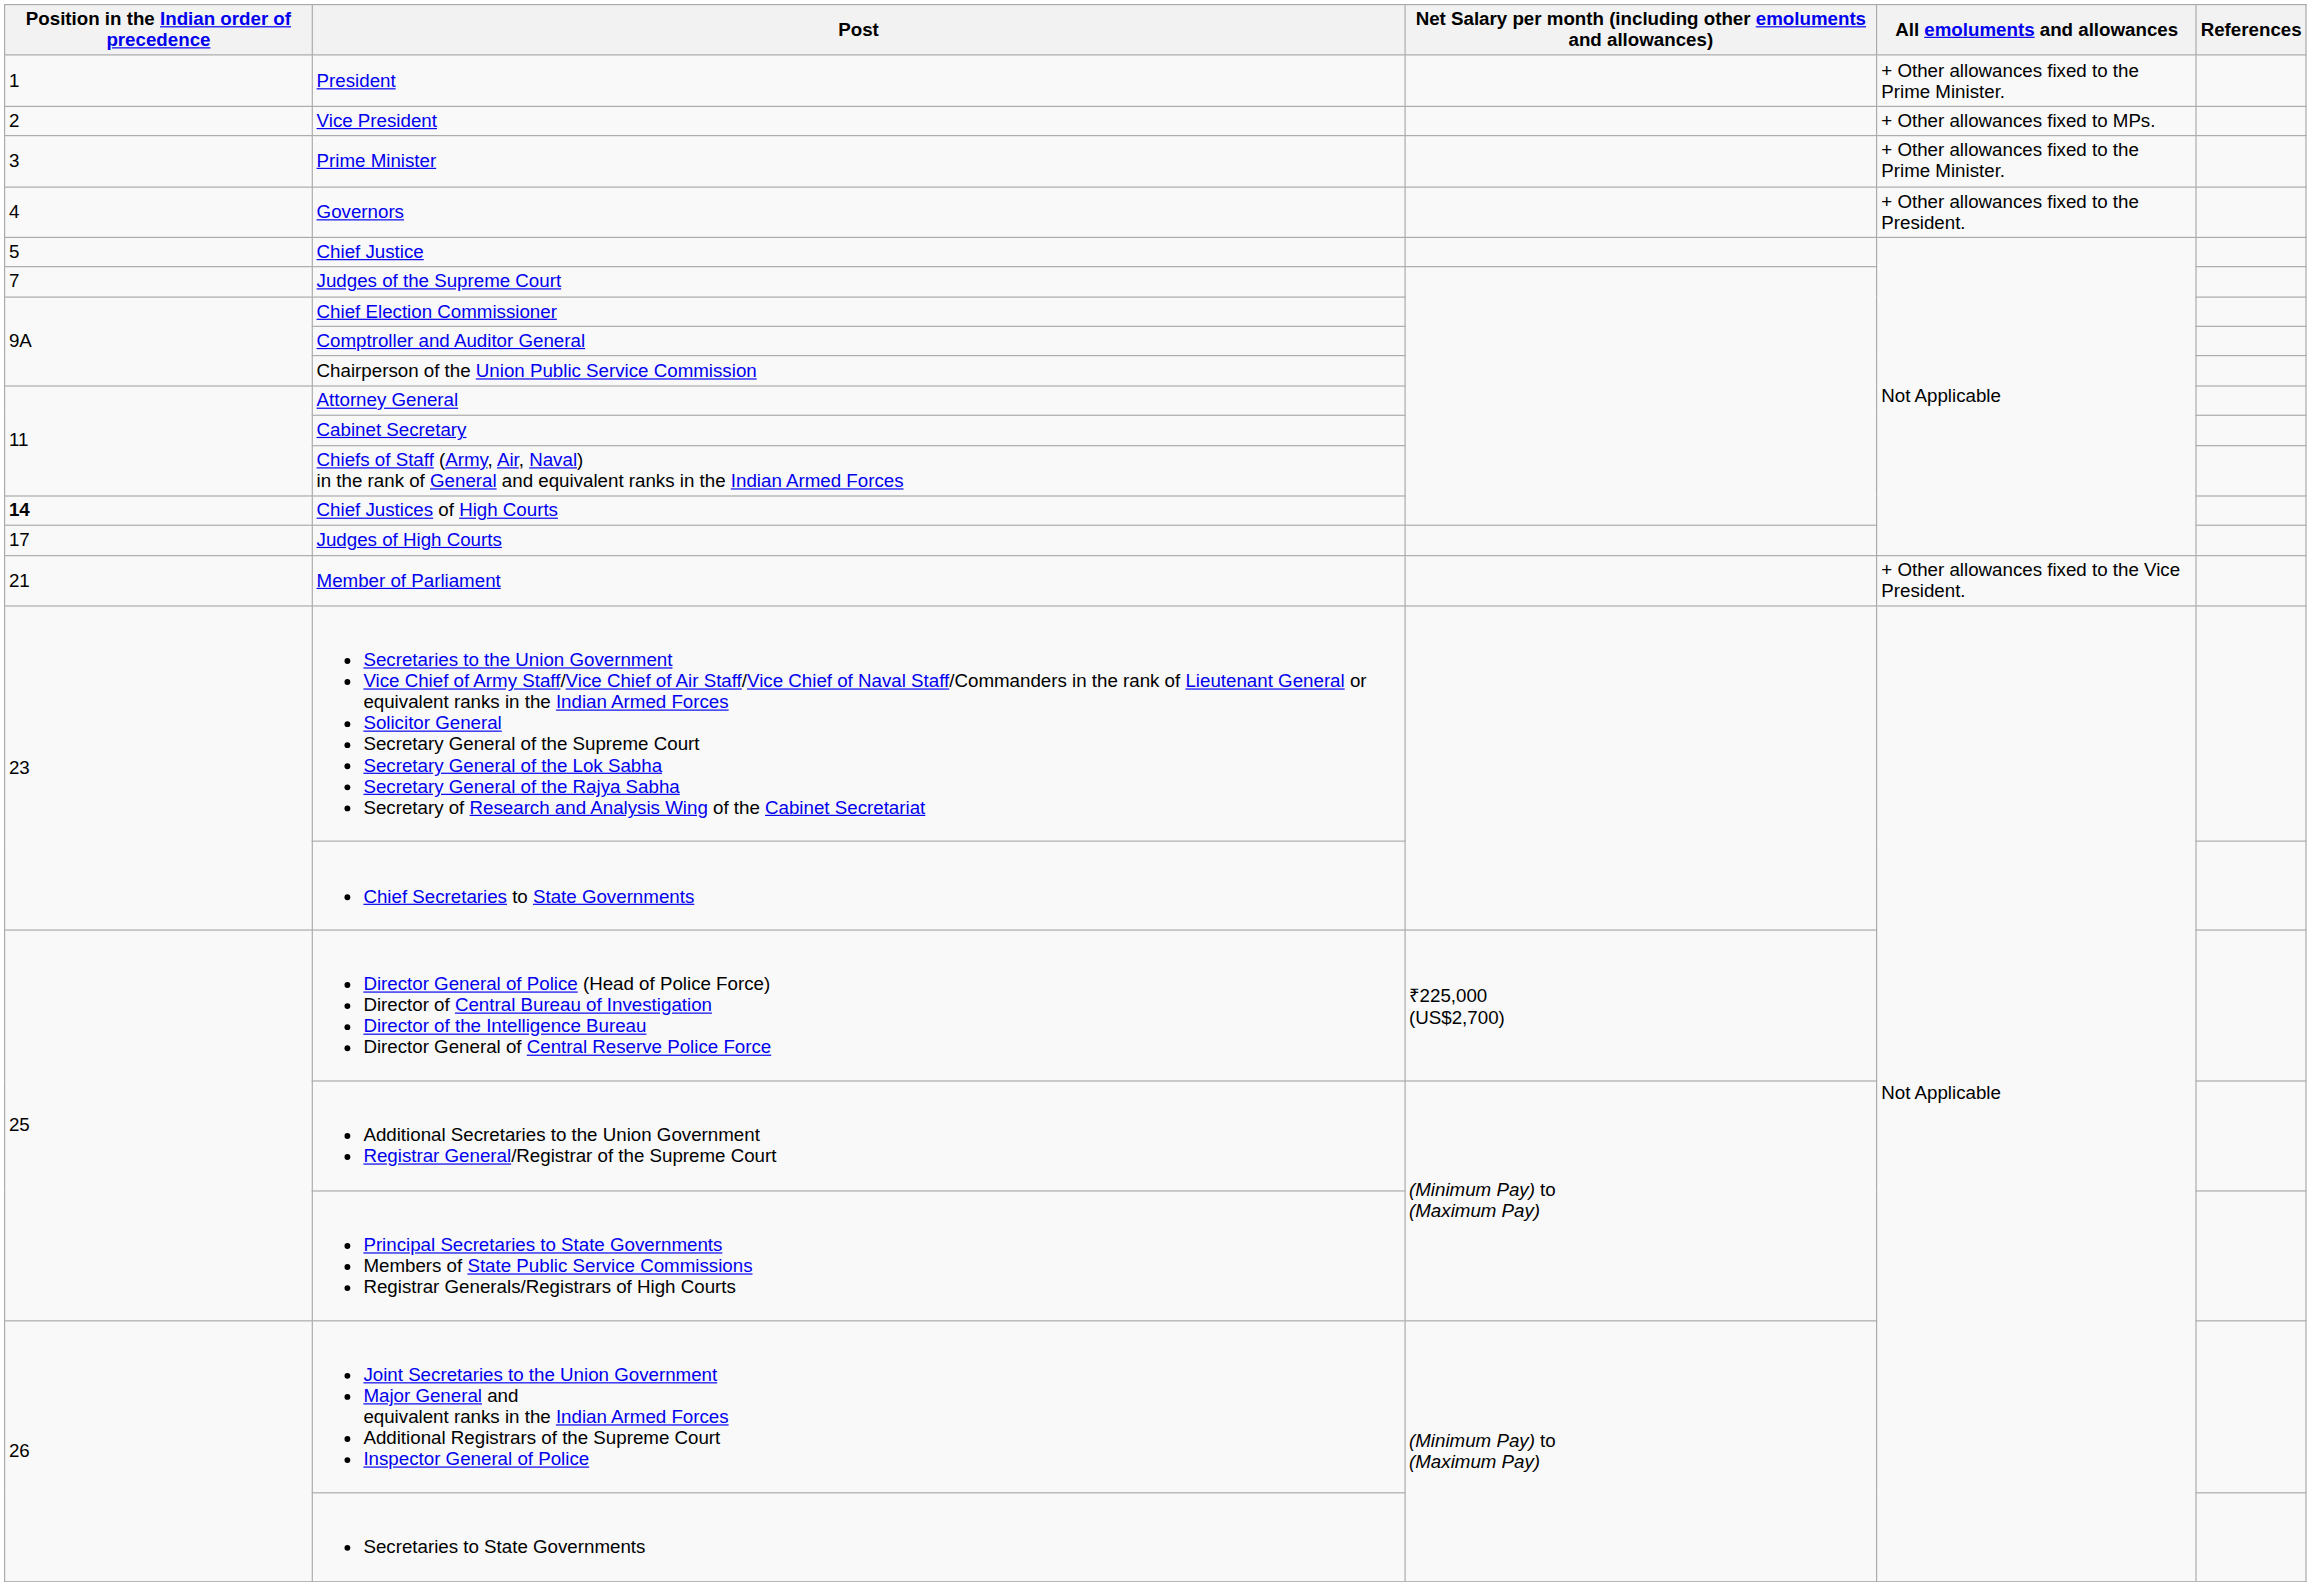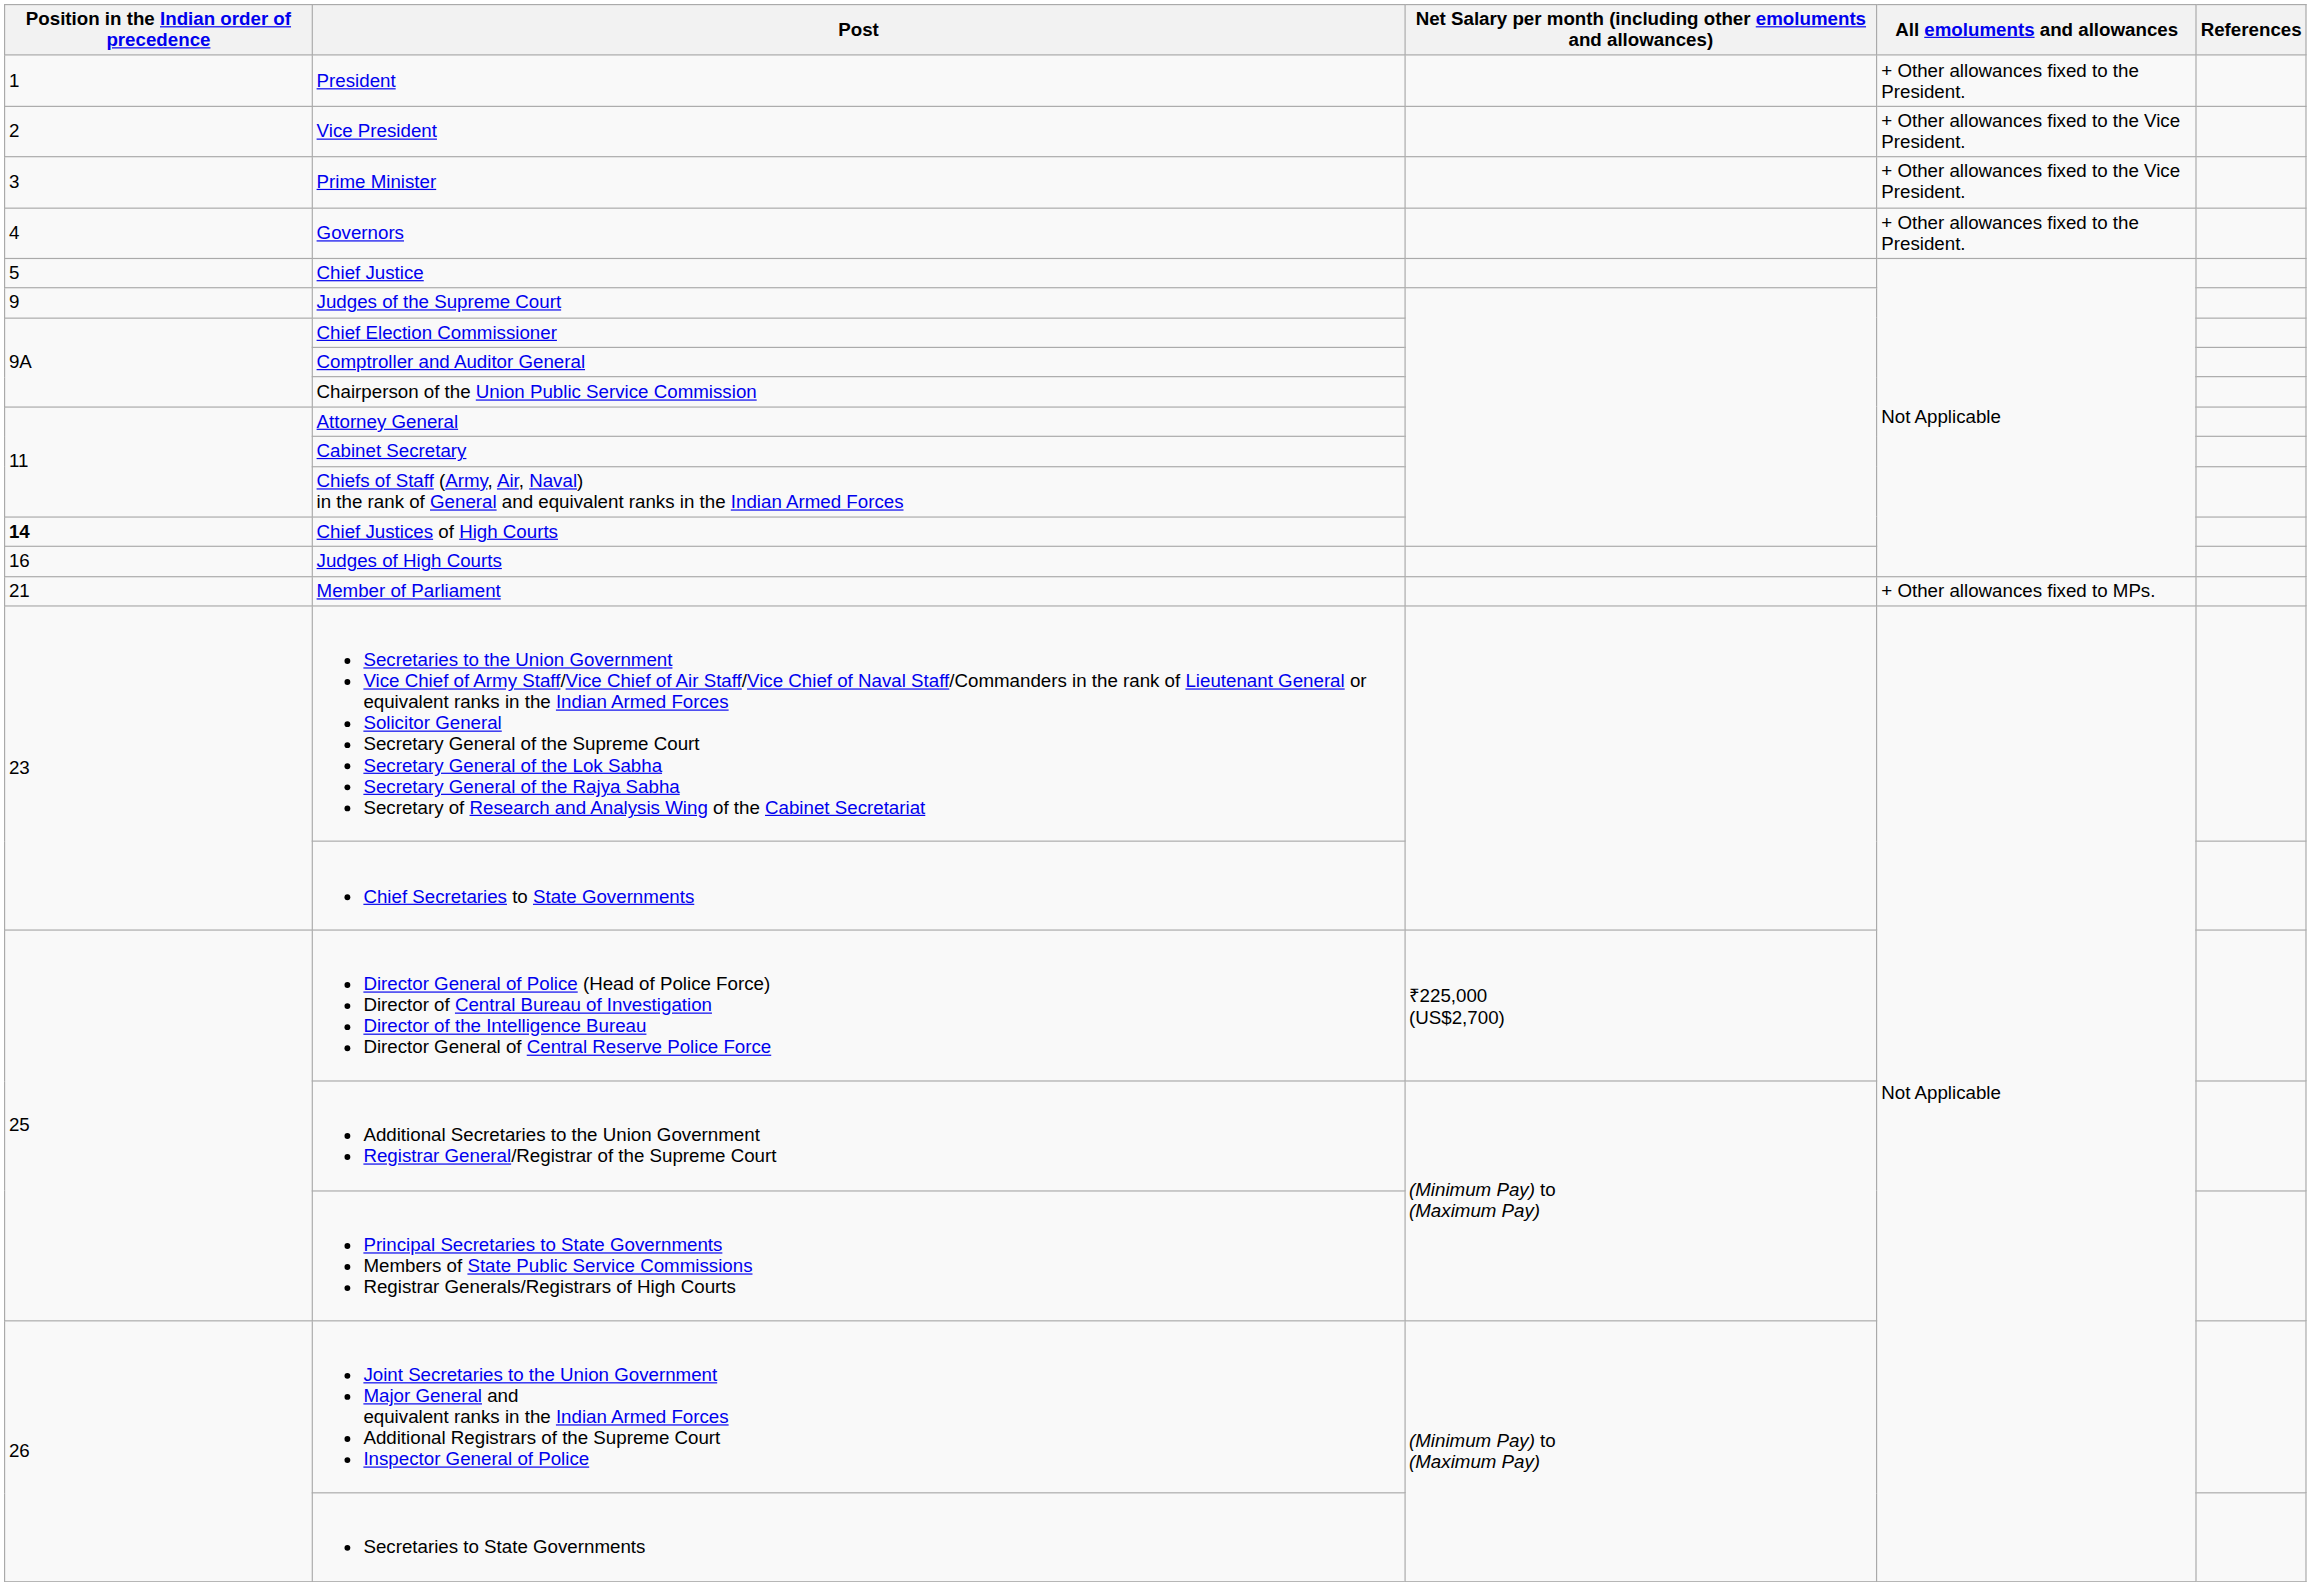(2010, 80) + Other allowances fixed to the Prime Minister. -> (2010, 80) + Other allowances fixed to the President.
(2018, 120) + Other allowances fixed to MPs. -> (2031, 131) + Other allowances fixed to the Vice President.
(2010, 161) + Other allowances fixed to the Prime Minister. -> (2031, 182) + Other allowances fixed to the Vice President.
(14, 281) 7 -> (14, 302) 9
(19, 540) 17 -> (19, 561) 16
(2031, 580) + Other allowances fixed to the Vice President. -> (2018, 591) + Other allowances fixed to MPs.
